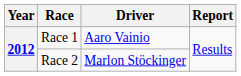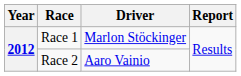(117, 38) Aaro Vainio -> (135, 38) Marlon Stöckinger
(135, 60) Marlon Stöckinger -> (117, 60) Aaro Vainio
